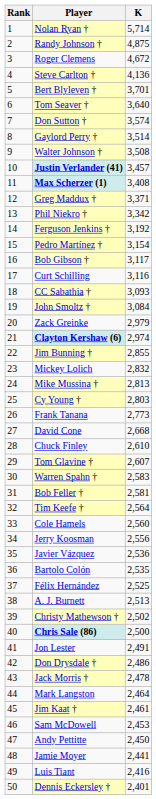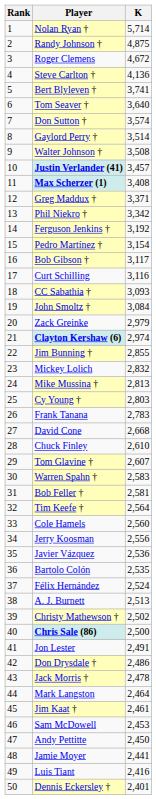(138, 90) 3,701 -> (138, 90) 3,741
(138, 415) 2,773 -> (138, 415) 2,783
(138, 585) 2,525 -> (138, 585) 2,524
